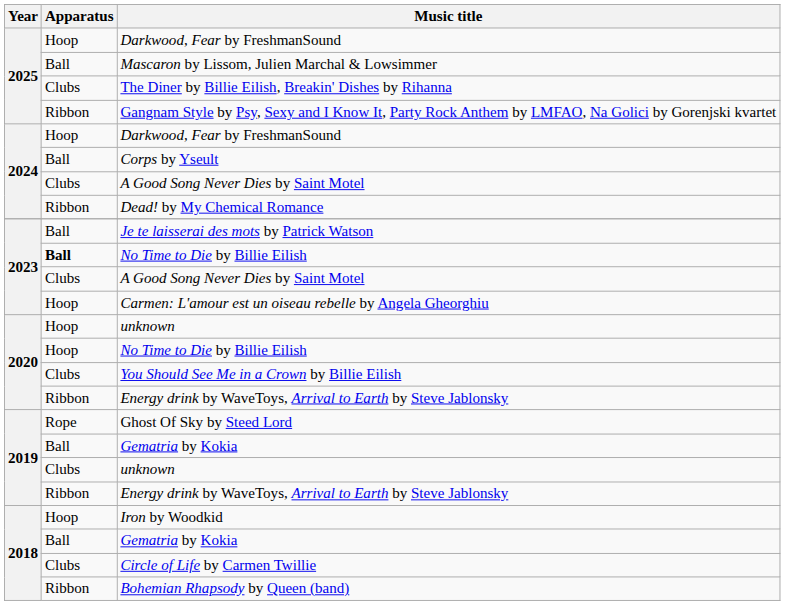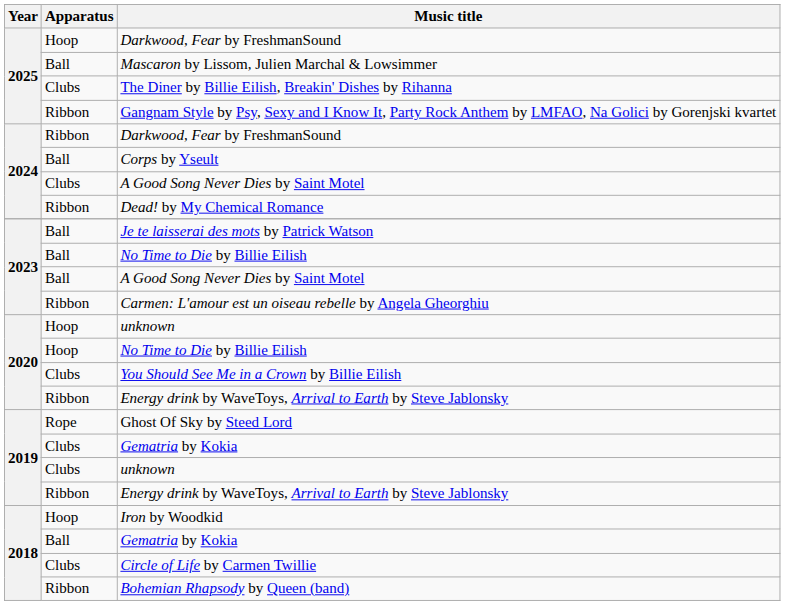(62, 135) Hoop -> (67, 135) Ribbon
(58, 254) bold -> (57, 254) normal
(63, 278) Clubs -> (57, 278) Ball
(62, 302) Hoop -> (67, 302) Ribbon
(57, 445) Ball -> (63, 445) Clubs
